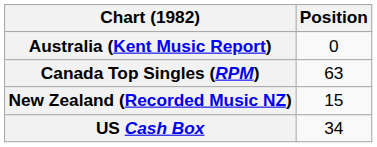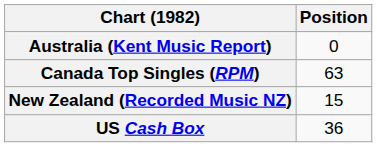(334, 127) 34 -> (334, 127) 36
